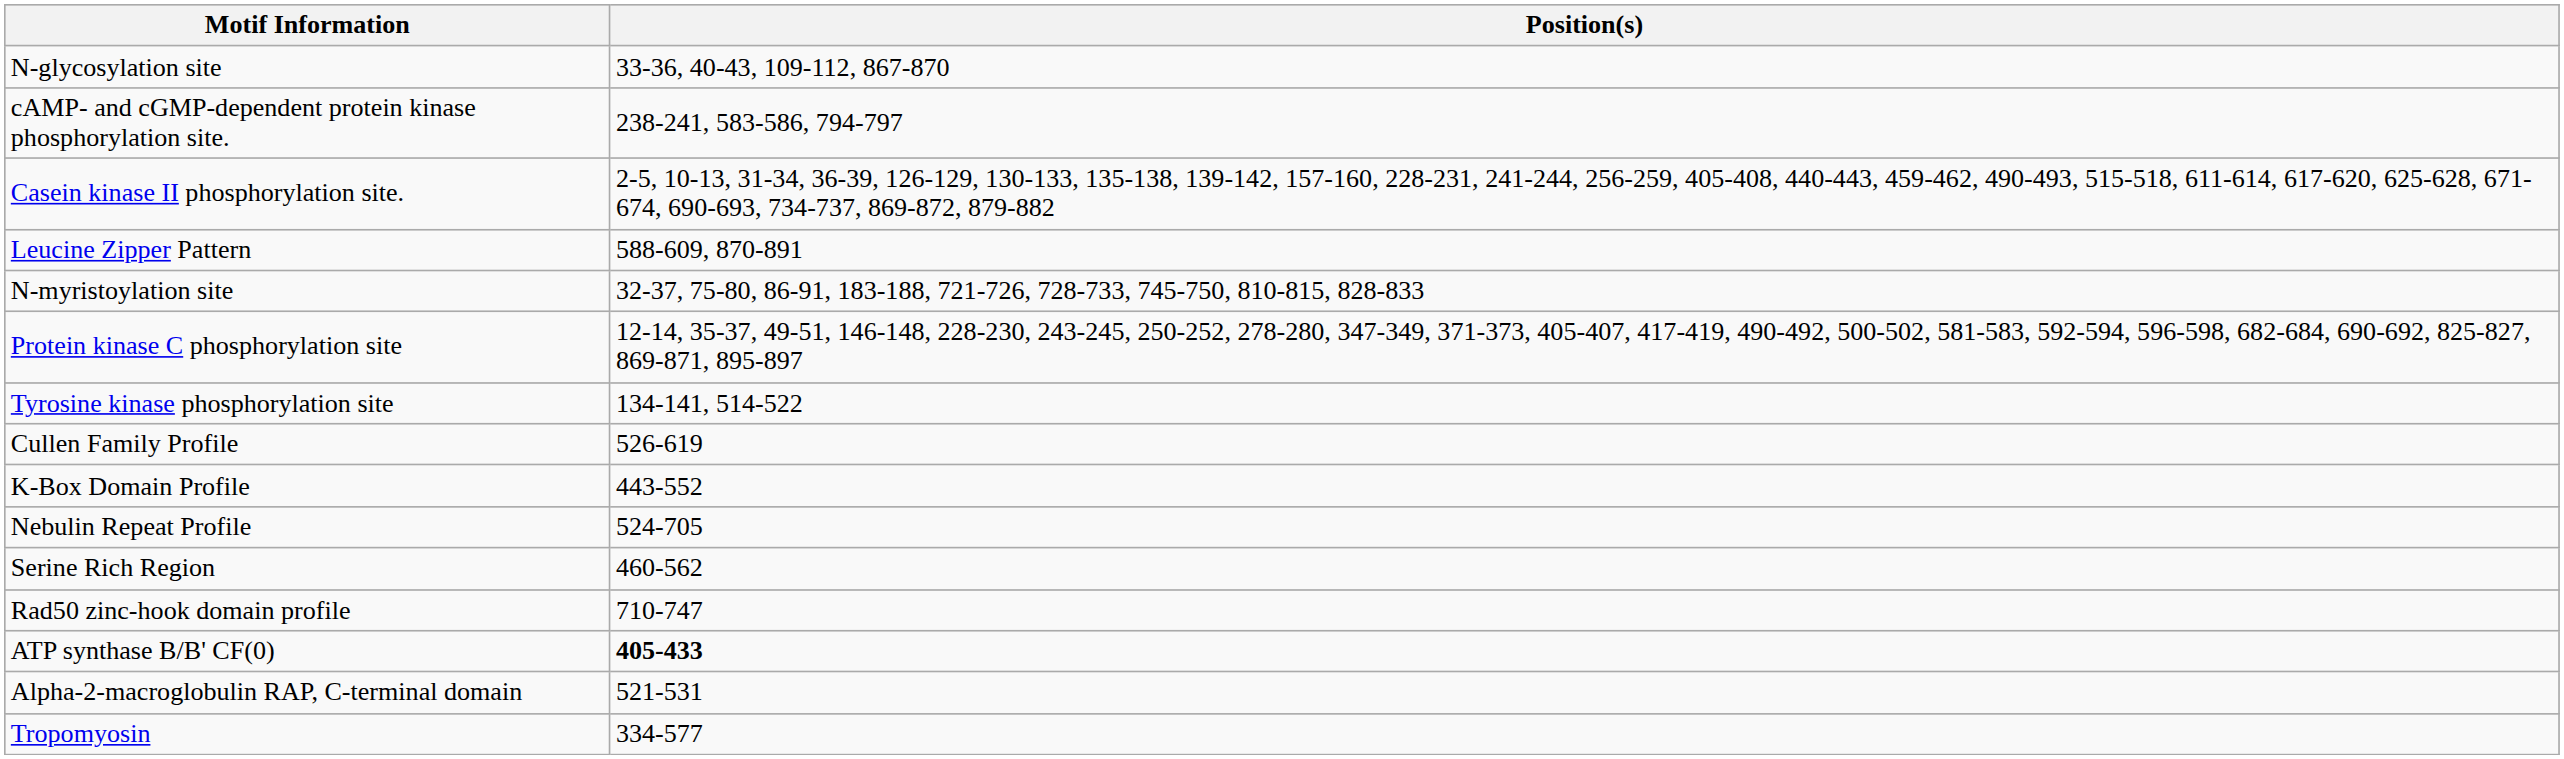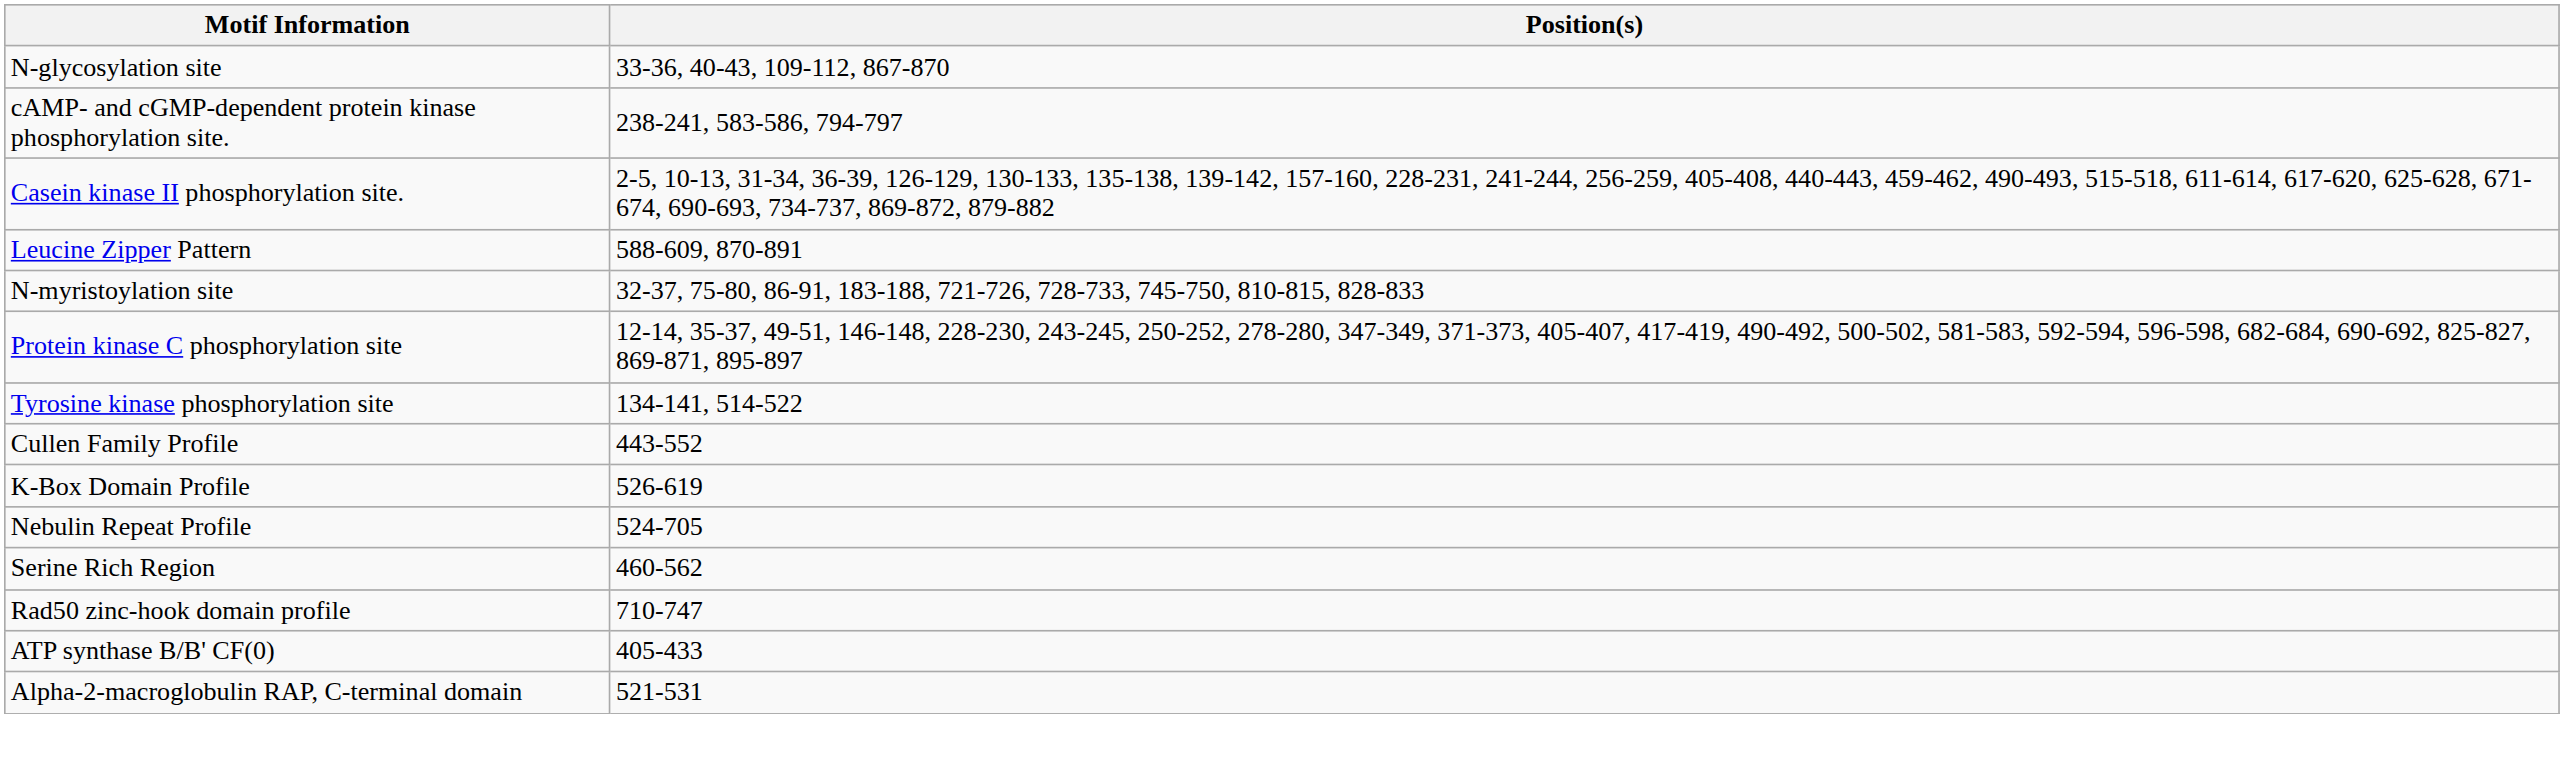(659, 444) 526-619 -> (659, 444) 443-552
(659, 485) 443-552 -> (659, 485) 526-619
(659, 650) bold -> (659, 650) normal
- row: (81, 733)
